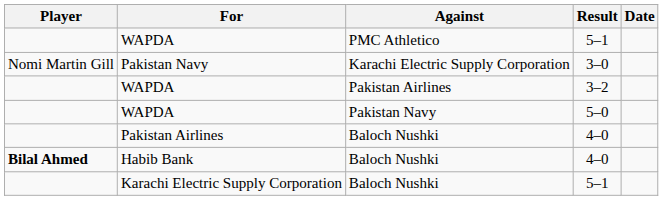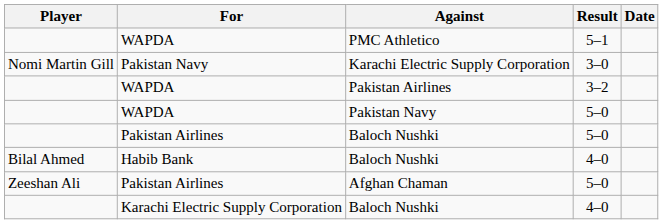(597, 135) 4–0 -> (597, 135) 5–0
(48, 159) bold -> (46, 159) normal
+ row: (172, 183)
(597, 183) 5–1 -> (597, 207) 4–0
